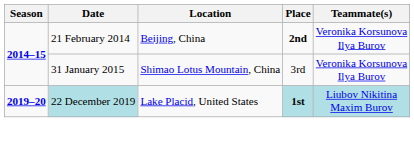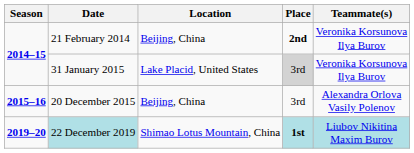(210, 70) Shimao Lotus Mountain, China -> (199, 70) Lake Placid, United States
(298, 70) no background -> (298, 70) lightgrey background
+ row: (93, 101)
(199, 101) Lake Placid, United States -> (210, 133) Shimao Lotus Mountain, China
